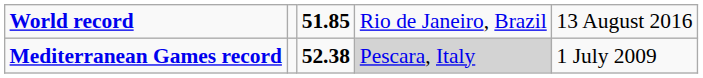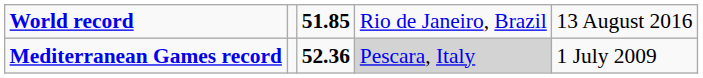(326, 55) 52.38 -> (326, 55) 52.36
